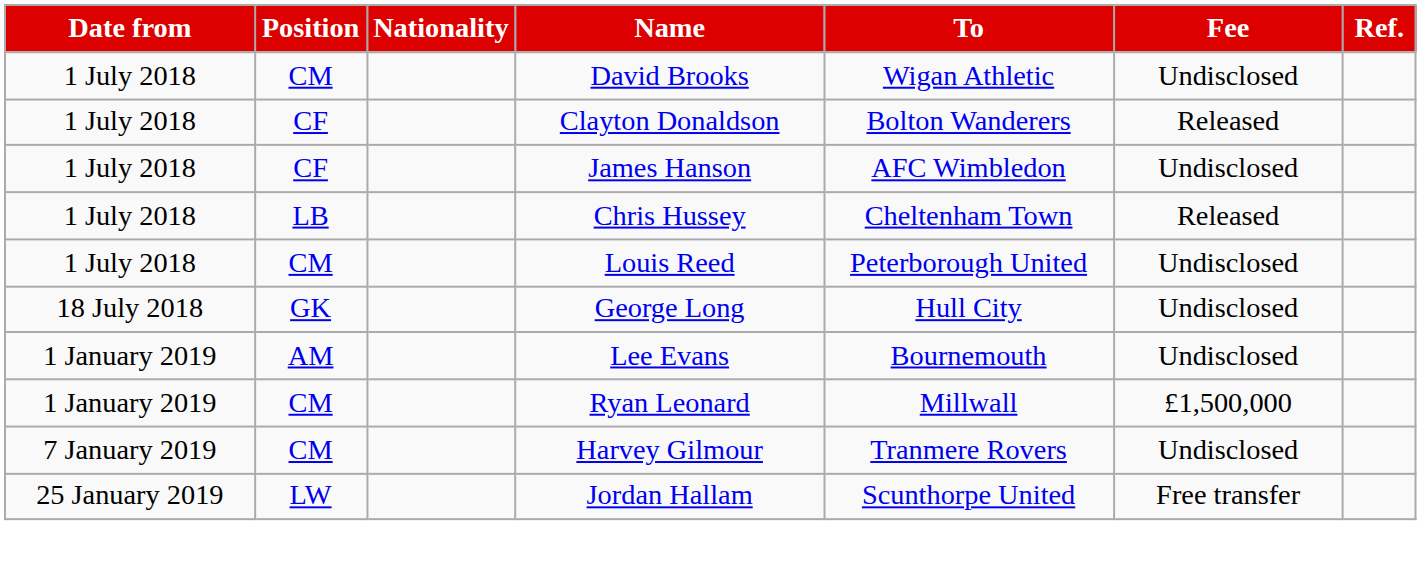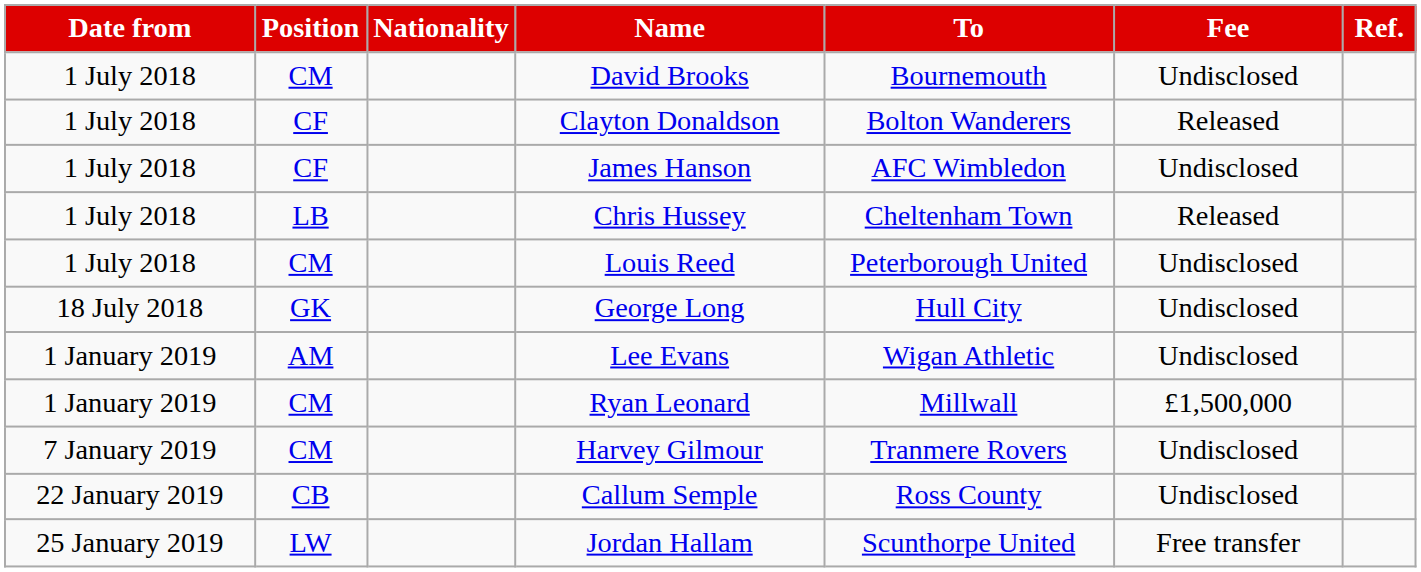(969, 75) Wigan Athletic -> (969, 75) Bournemouth
(969, 355) Bournemouth -> (969, 355) Wigan Athletic
+ row: (670, 496)
